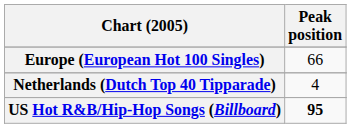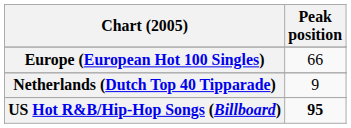(315, 85) 4 -> (315, 85) 9
